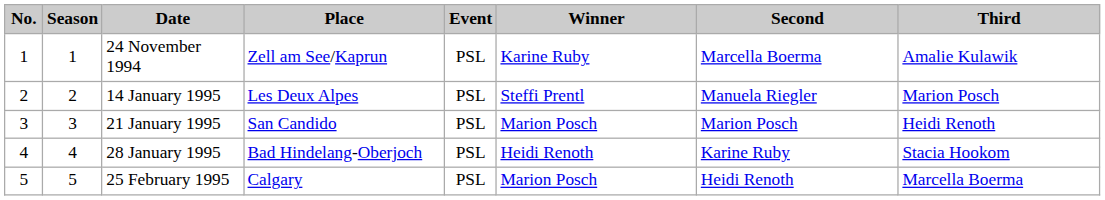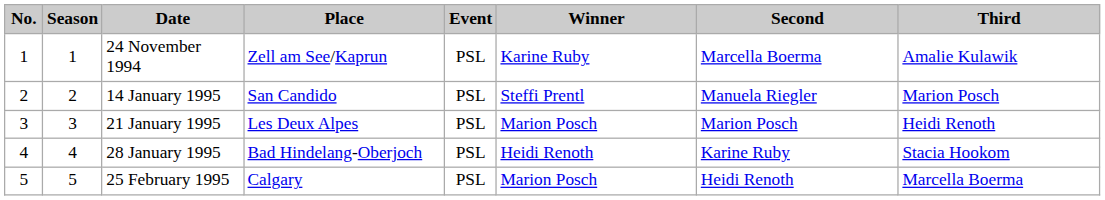(303, 95) Les Deux Alpes -> (292, 95) San Candido
(292, 123) San Candido -> (303, 123) Les Deux Alpes
